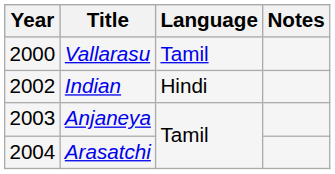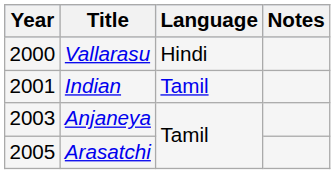(184, 53) Tamil -> (184, 53) Hindi
(32, 86) 2002 -> (32, 86) 2001
(184, 86) Hindi -> (184, 86) Tamil
(32, 151) 2004 -> (32, 151) 2005
